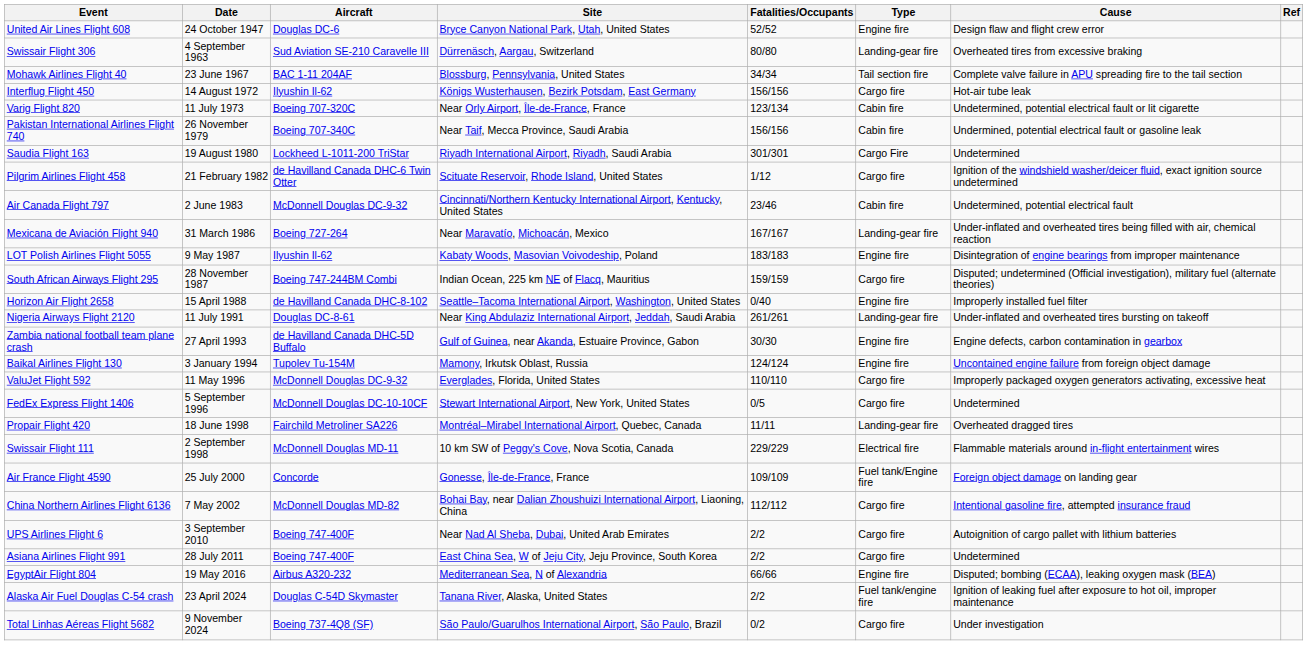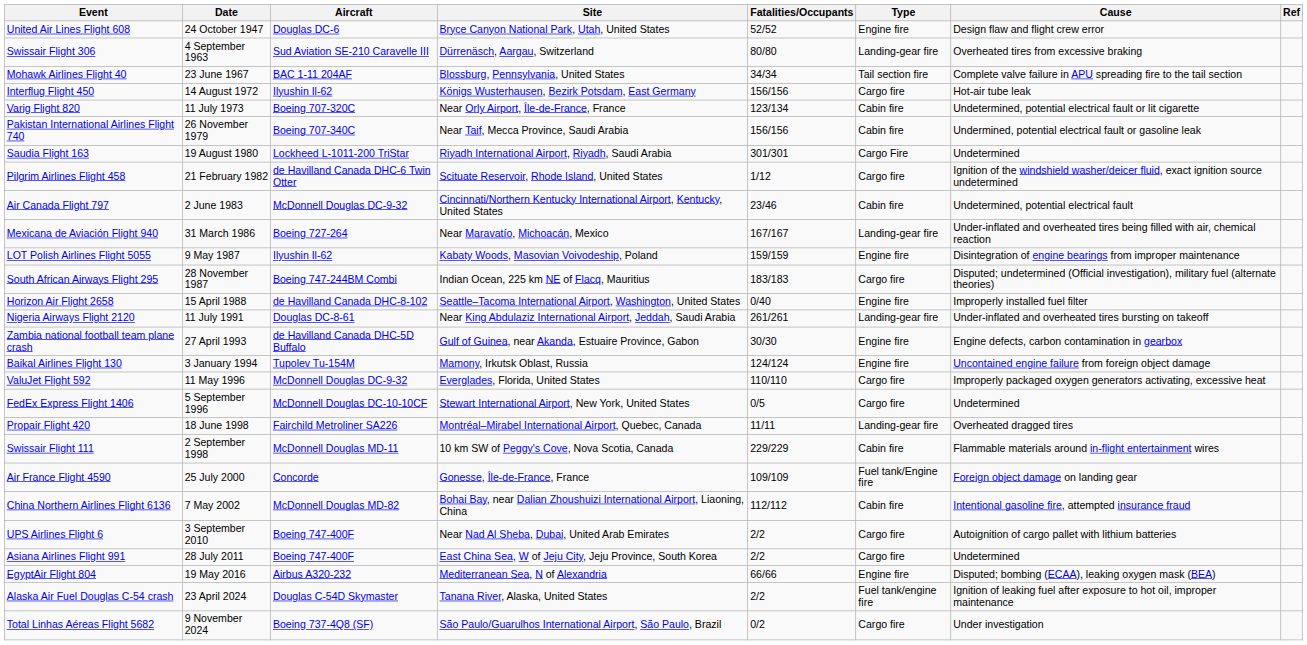(769, 256) 183/183 -> (769, 256) 159/159
(769, 279) 159/159 -> (769, 279) 183/183
(889, 448) Electrical fire -> (881, 448) Cabin fire
(882, 506) Cargo fire -> (881, 506) Cabin fire
